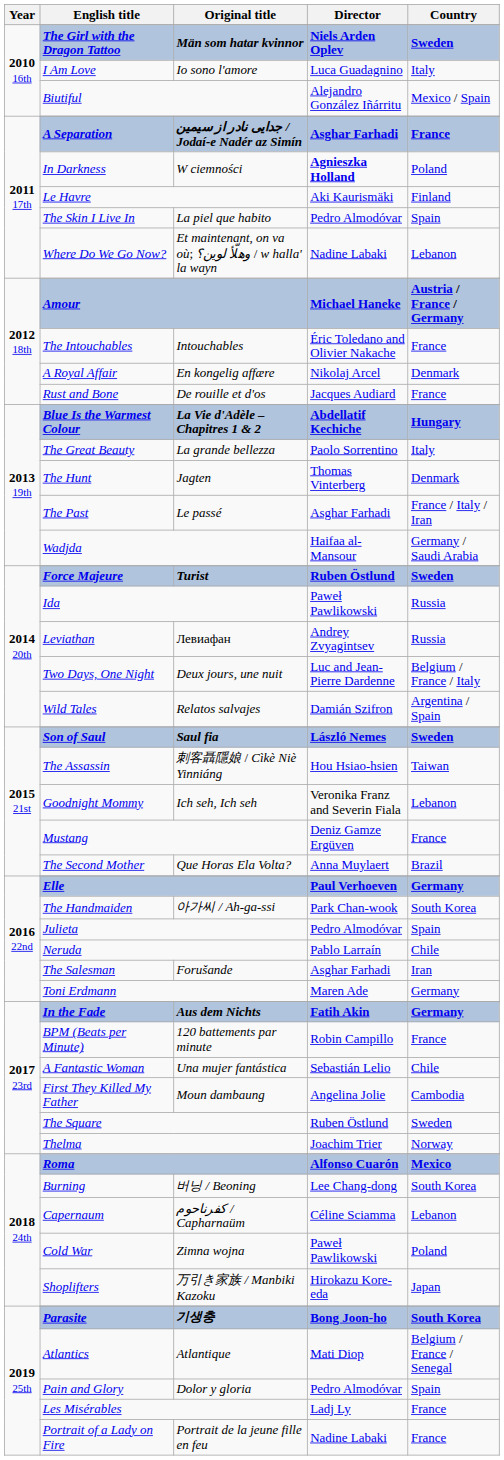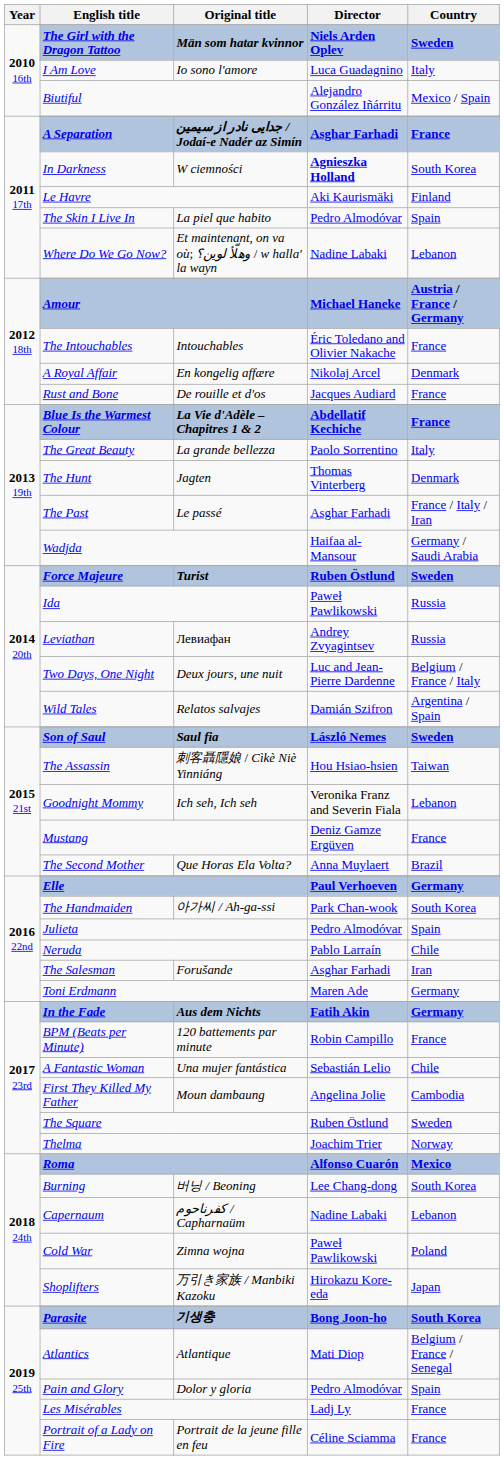(429, 169) Poland -> (444, 169) South Korea
(436, 422) Hungary -> (430, 422) France
(353, 1215) Céline Sciamma -> (348, 1215) Nadine Labaki
(348, 1437) Nadine Labaki -> (353, 1437) Céline Sciamma
